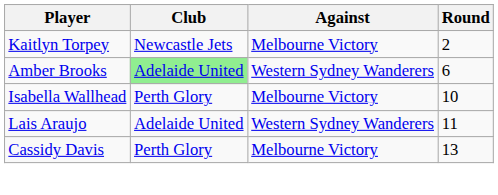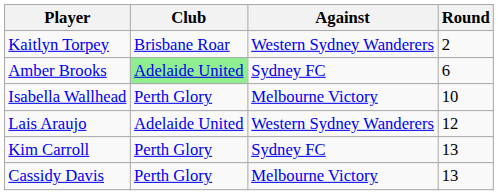(183, 44) Newcastle Jets -> (182, 44) Brisbane Roar
(315, 44) Melbourne Victory -> (343, 44) Western Sydney Wanderers
(343, 70) Western Sydney Wanderers -> (288, 70) Sydney FC
(450, 123) 11 -> (450, 123) 12
+ row: (49, 149)
